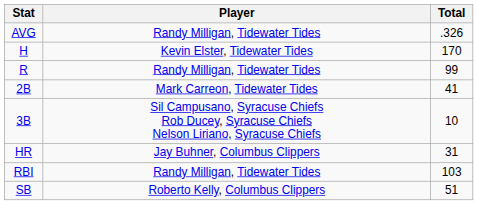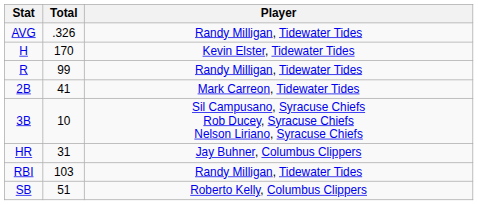columns swapped: (237, 13) <-> (452, 13)
